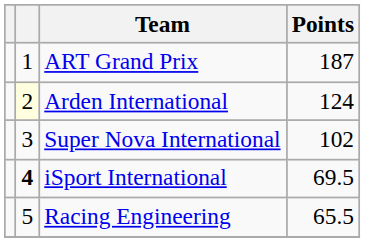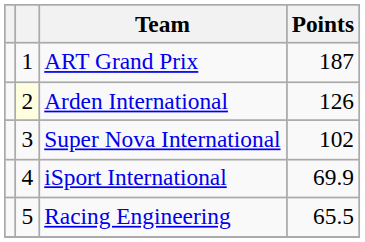(336, 100) 124 -> (336, 100) 126
(27, 177) bold -> (27, 177) normal
(334, 177) 69.5 -> (334, 177) 69.9
